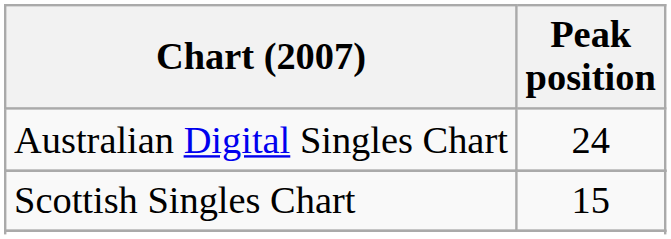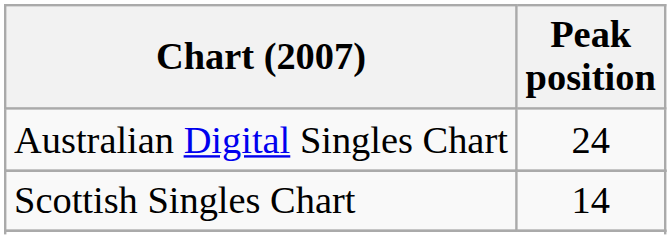(591, 199) 15 -> (591, 199) 14
